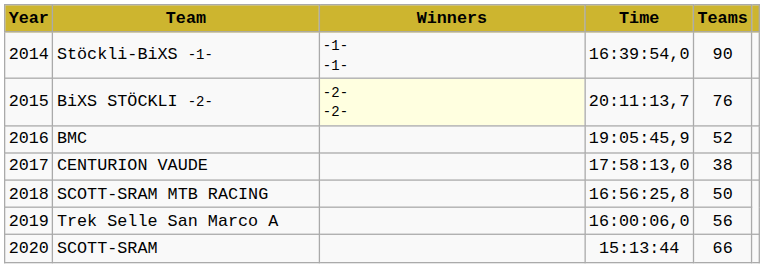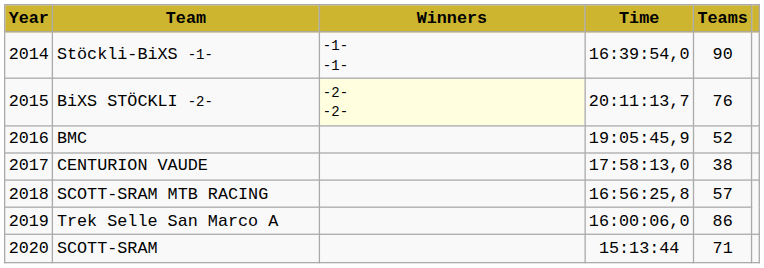(723, 194) 50 -> (723, 194) 57
(723, 221) 56 -> (723, 221) 86
(723, 248) 66 -> (723, 248) 71
